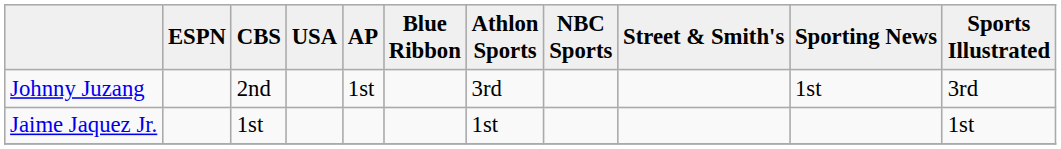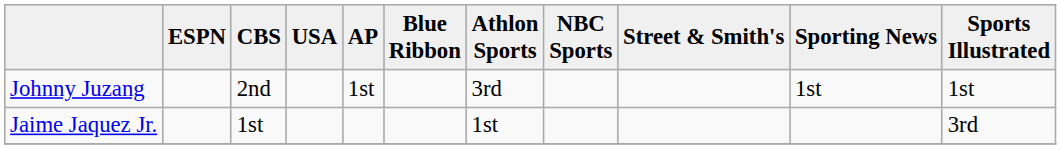(963, 88) 3rd -> (961, 88) 1st
(961, 125) 1st -> (963, 125) 3rd
